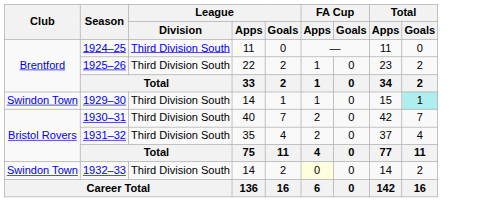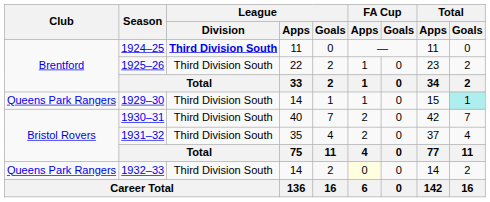(180, 48) normal -> (223, 48) bold
(42, 100) Swindon Town -> (62, 100) Queens Park Rangers
(42, 170) Swindon Town -> (62, 170) Queens Park Rangers
